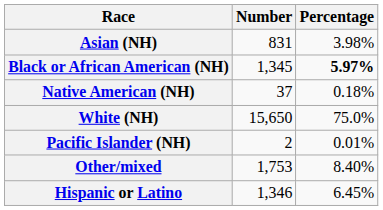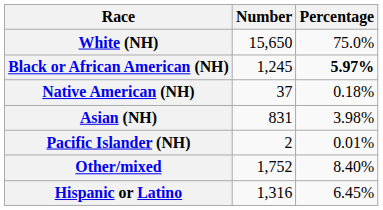rows swapped: (118, 117) <-> (118, 42)
(275, 67) 1,345 -> (275, 67) 1,245
(275, 167) 1,753 -> (275, 167) 1,752
(275, 192) 1,346 -> (275, 192) 1,316
